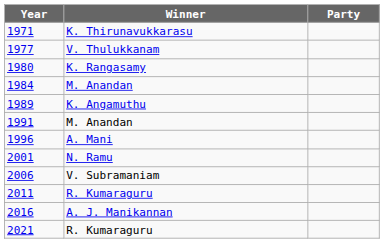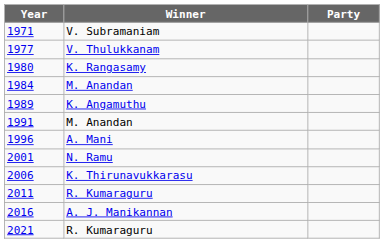(129, 31) K. Thirunavukkarasu -> (113, 31) V. Subramaniam
(113, 176) V. Subramaniam -> (129, 176) K. Thirunavukkarasu
